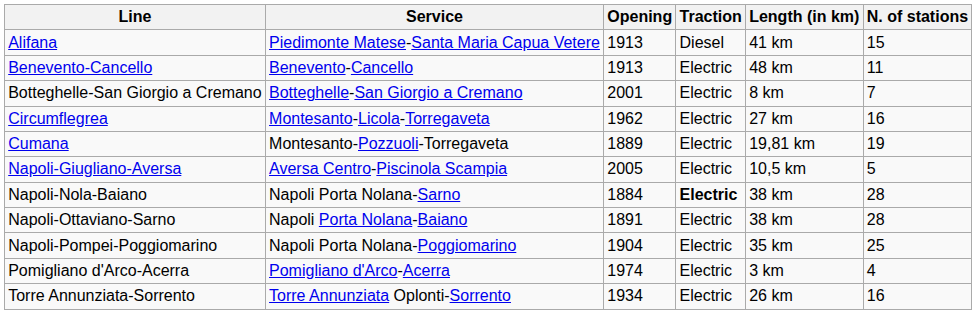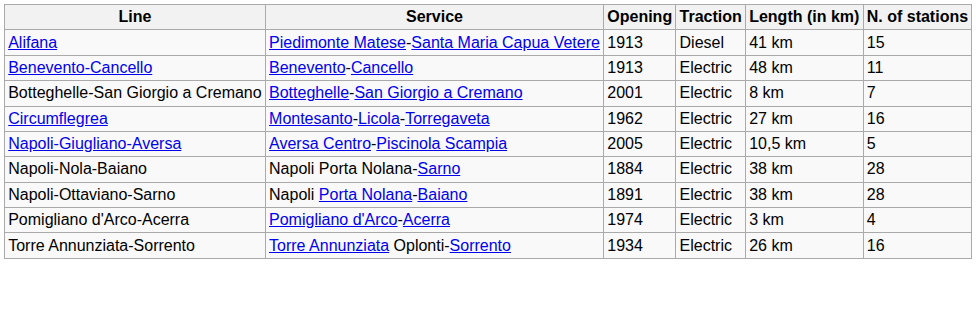- row: (38, 144)
(708, 194) bold -> (706, 169) normal
- row: (113, 245)
